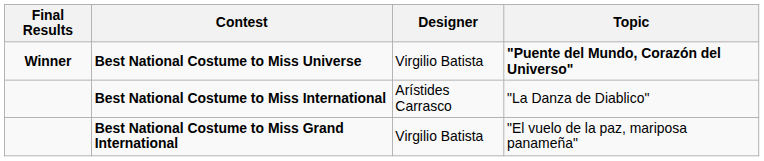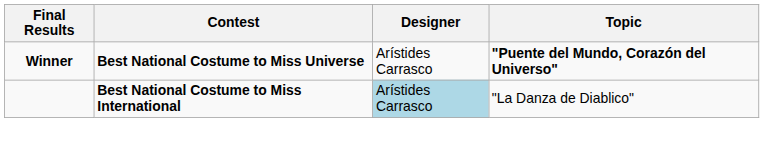(439, 61) Virgilio Batista -> (404, 61) Arístides Carrasco
(424, 98) no background -> (404, 98) lightblue background
- row: (219, 136)
